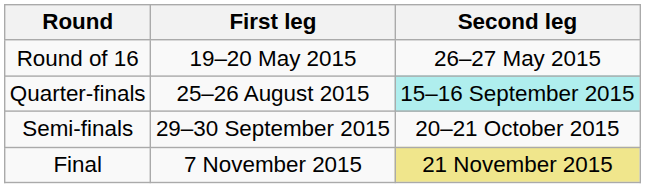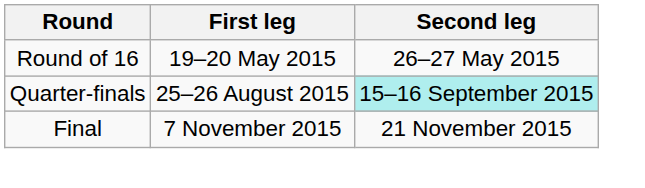- row: (78, 128)
(517, 164) khaki background -> (476, 128) no background
